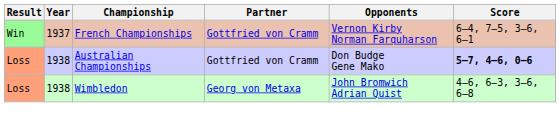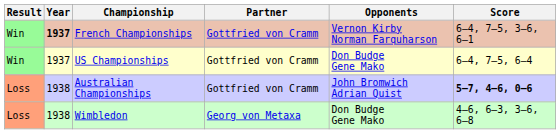(58, 34) normal -> (58, 34) bold
+ row: (122, 61)
(358, 61) Don Budge Gene Mako -> (370, 88) John Bromwich Adrian Quist
(370, 88) John Bromwich Adrian Quist -> (358, 115) Don Budge Gene Mako
